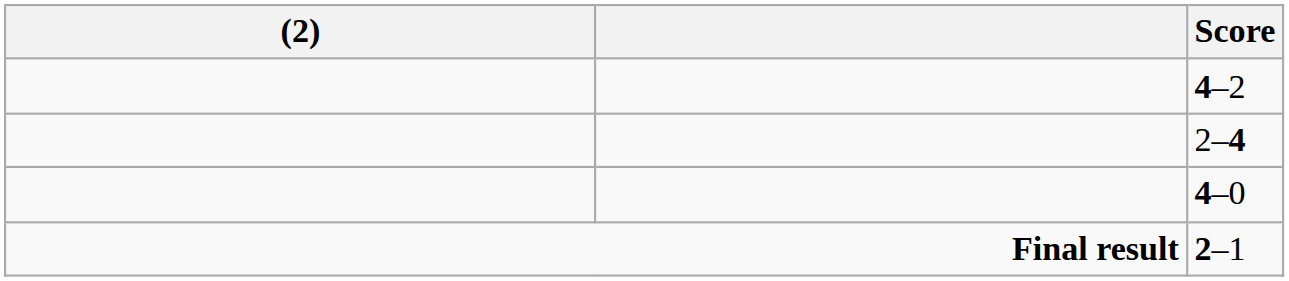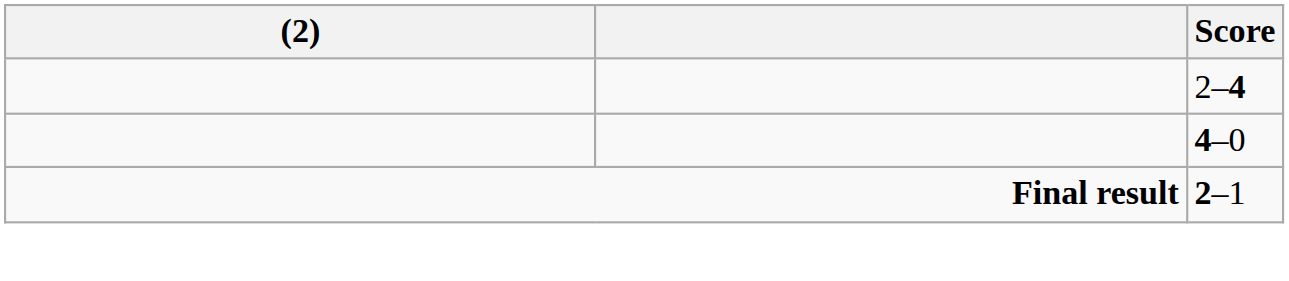- row: (1220, 85)
